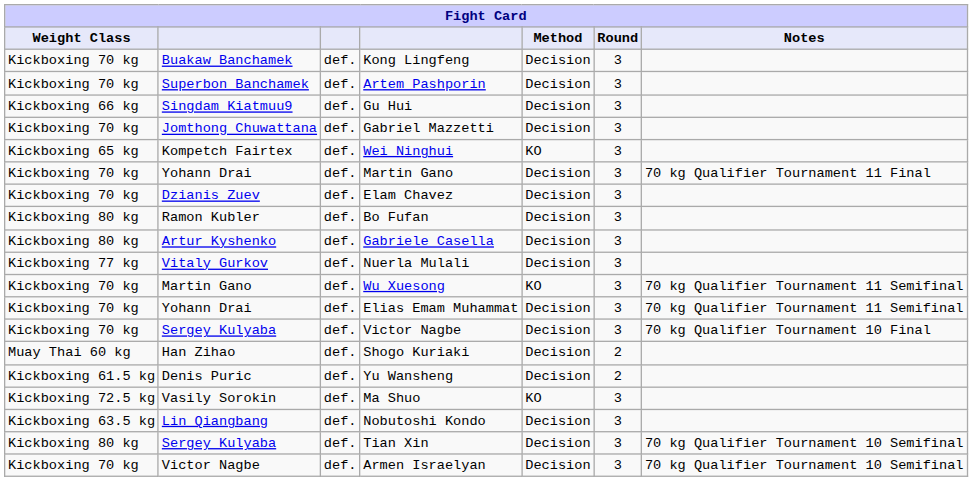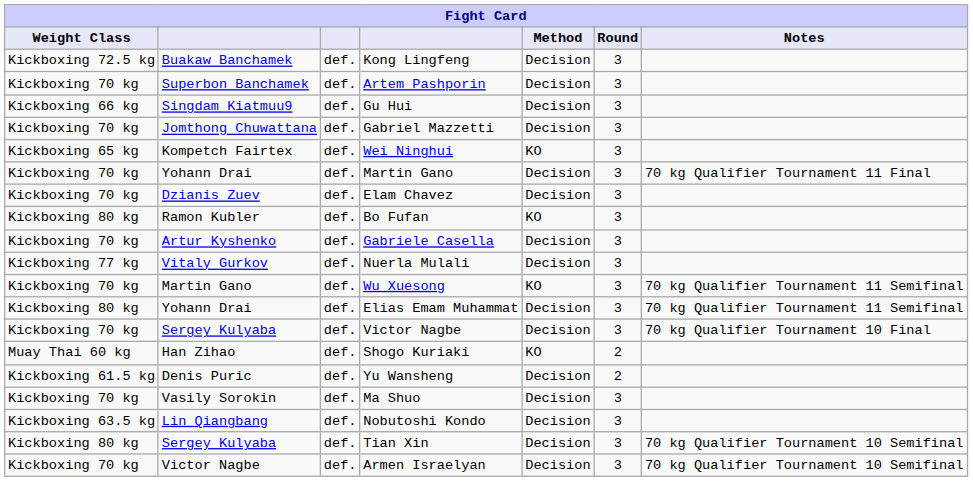(73, 61) Kickboxing 70 kg -> (82, 61) Kickboxing 72.5 kg
(558, 219) Decision -> (533, 219) KO
(73, 241) Kickboxing 80 kg -> (73, 241) Kickboxing 70 kg
(73, 308) Kickboxing 70 kg -> (73, 308) Kickboxing 80 kg
(558, 353) Decision -> (533, 353) KO
(82, 398) Kickboxing 72.5 kg -> (73, 398) Kickboxing 70 kg
(533, 398) KO -> (558, 398) Decision
